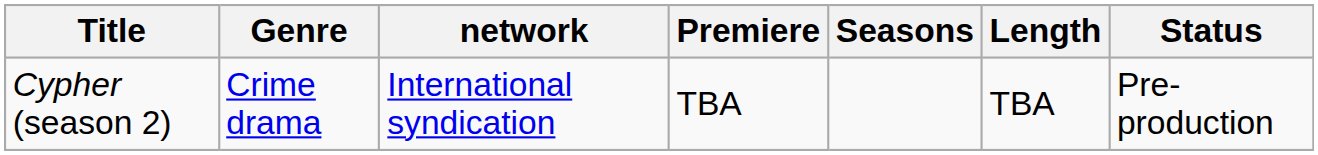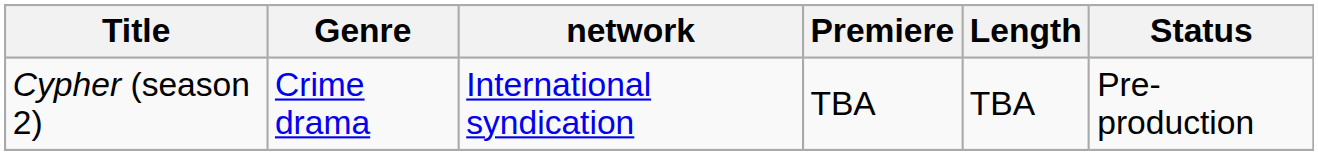- column: (905, 31)
